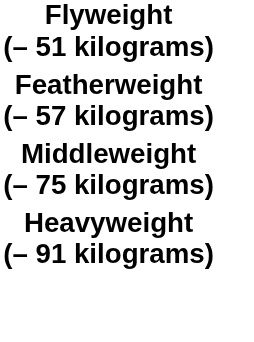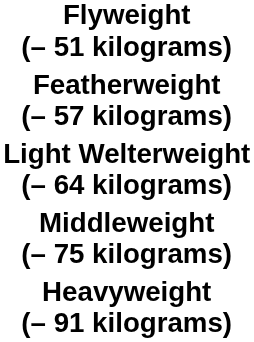+ row: (127, 169)
